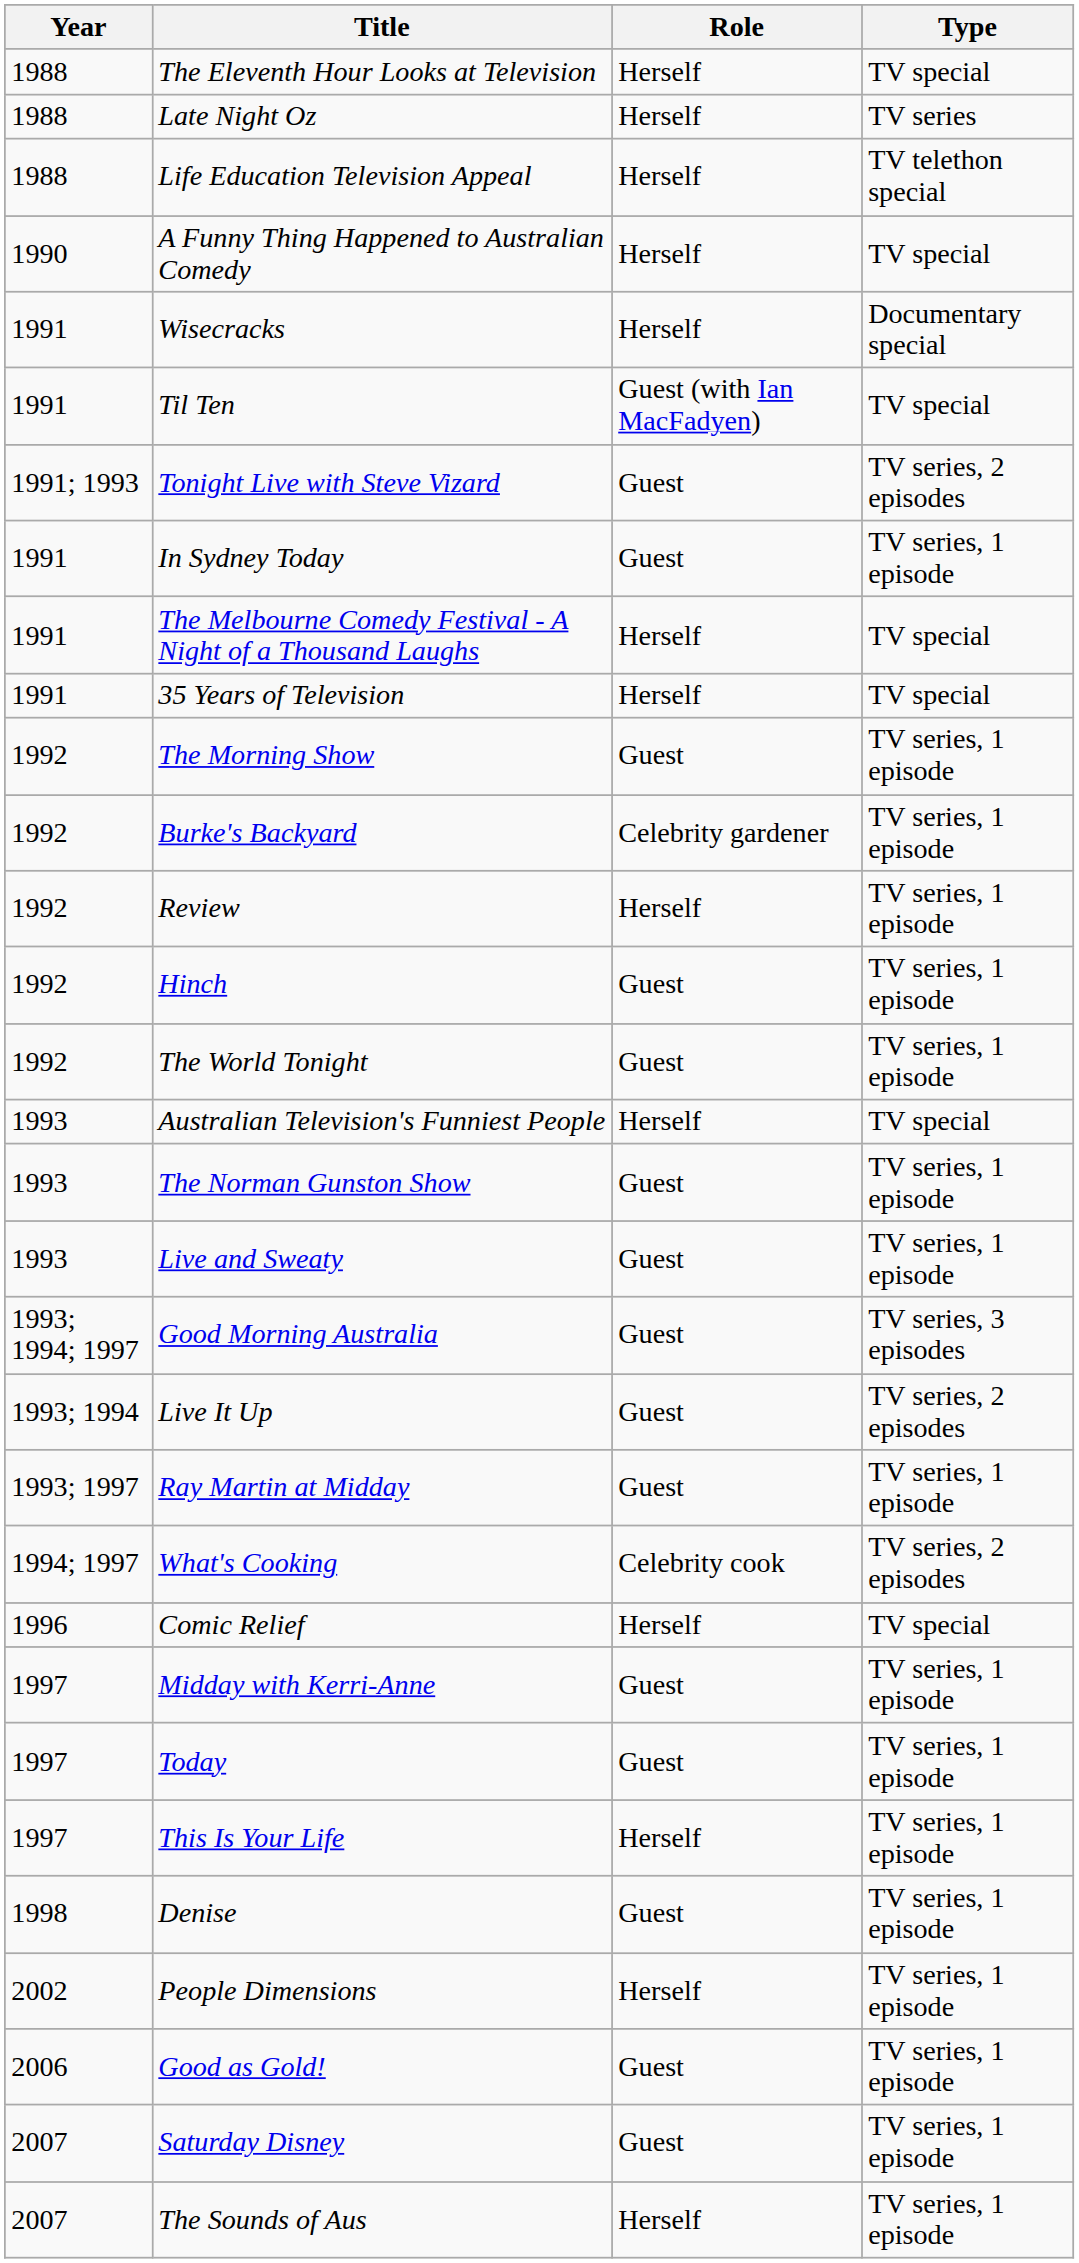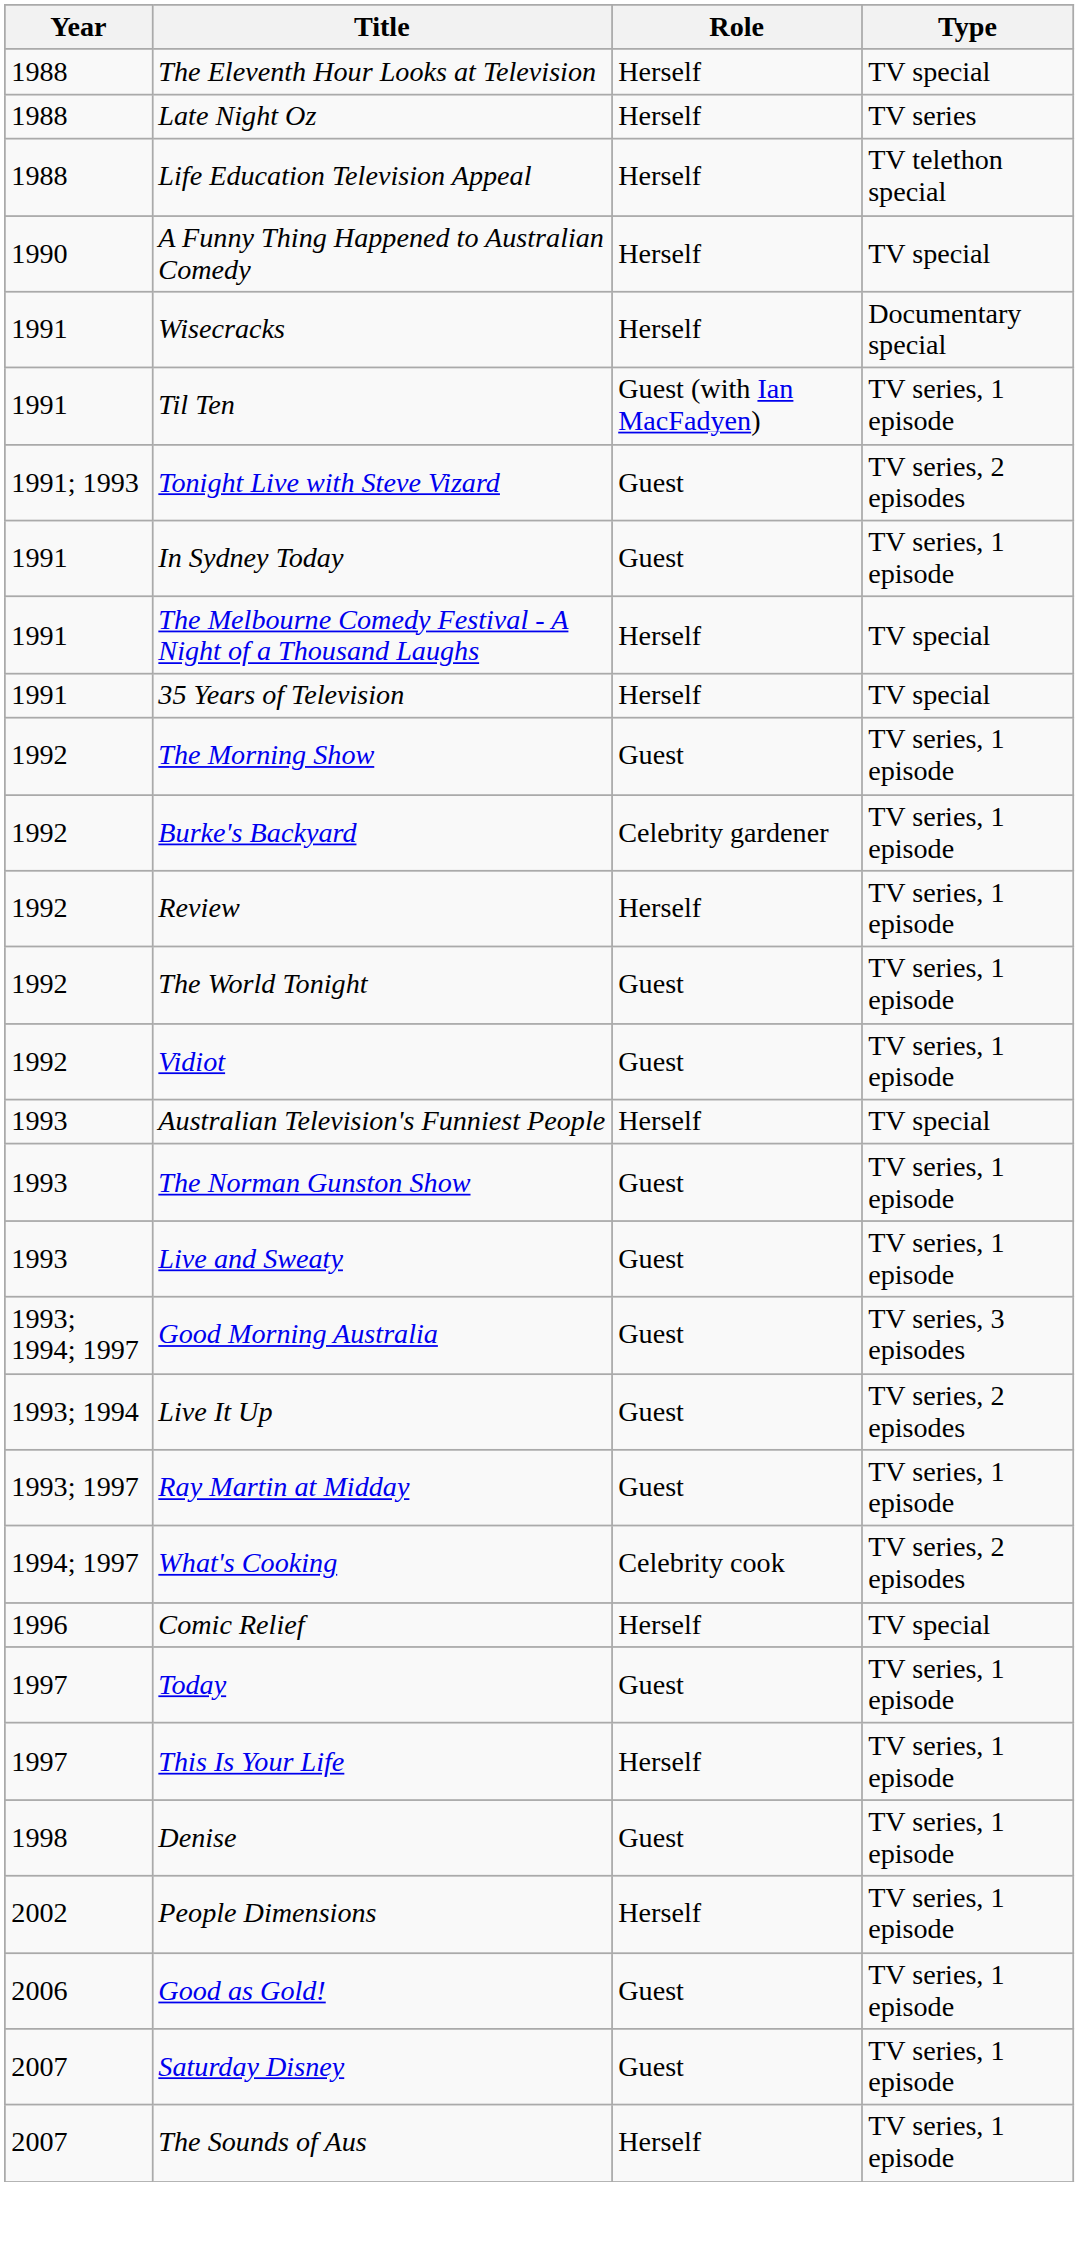(929, 405) TV special -> (936, 405) TV series, 1 episode
- row: (193, 984)
+ row: (192, 1061)
- row: (297, 1684)
